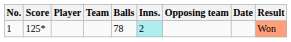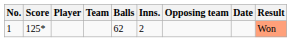(118, 29) 78 -> (118, 29) 62
(141, 29) paleturquoise background -> (141, 29) no background
